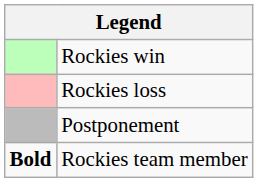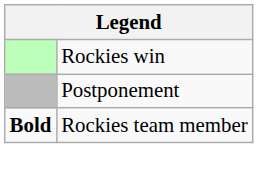- row: (114, 90)
